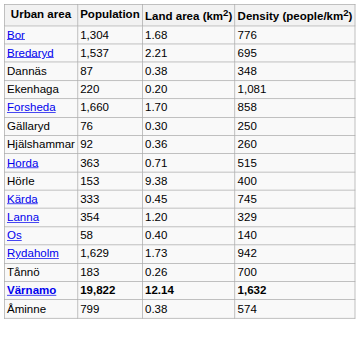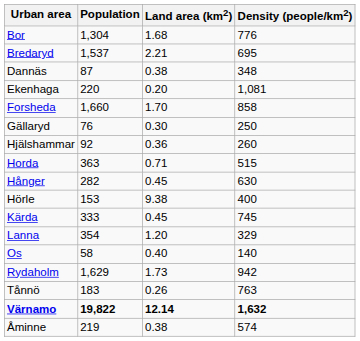+ row: (26, 181)
(247, 272) 700 -> (247, 290) 763
(90, 309) 799 -> (90, 327) 219
